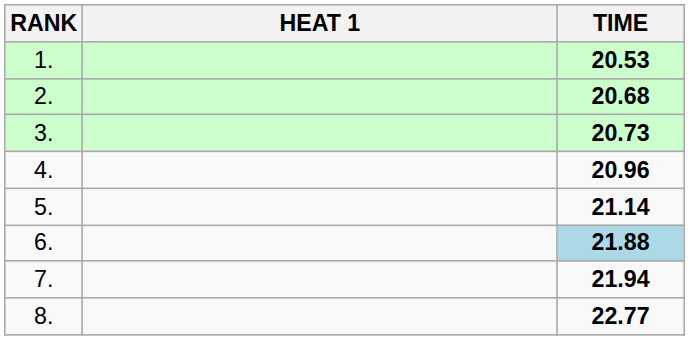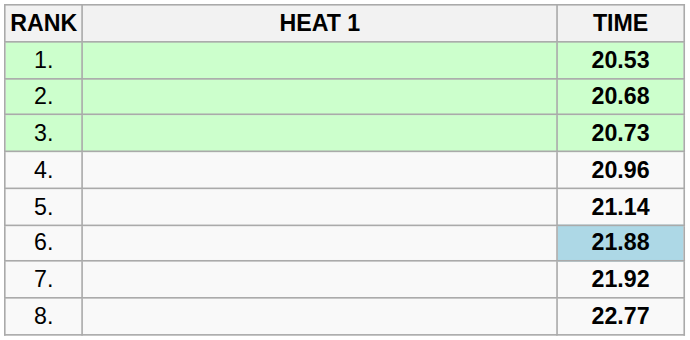(621, 280) 21.94 -> (621, 280) 21.92
